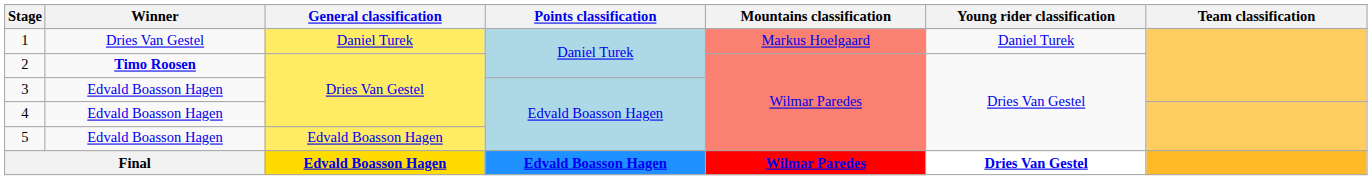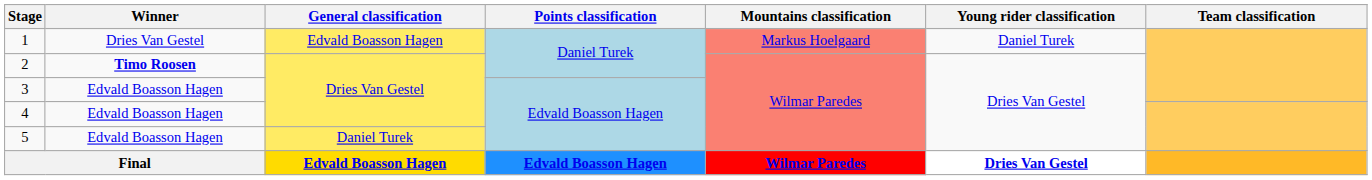(375, 41) Daniel Turek -> (375, 41) Edvald Boasson Hagen
(375, 138) Edvald Boasson Hagen -> (375, 138) Daniel Turek
